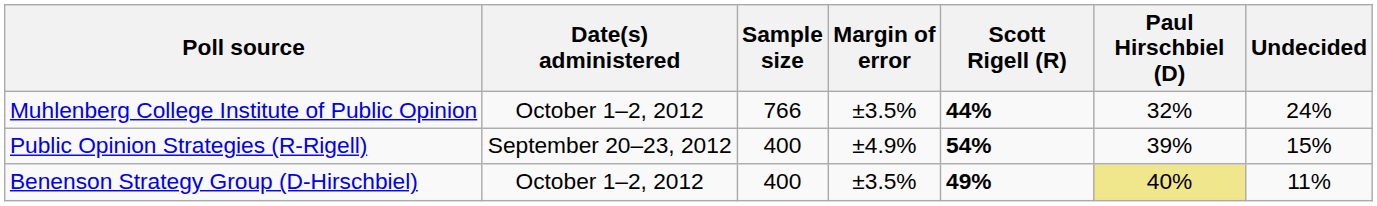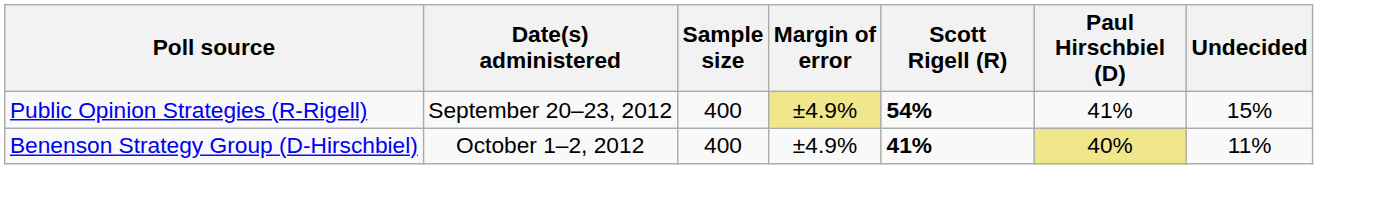- row: (244, 109)
(884, 145) no background -> (825, 109) khaki background
(1169, 145) 39% -> (1110, 109) 41%
(884, 181) ±3.5% -> (825, 145) ±4.9%
(969, 181) 49% -> (909, 145) 41%
